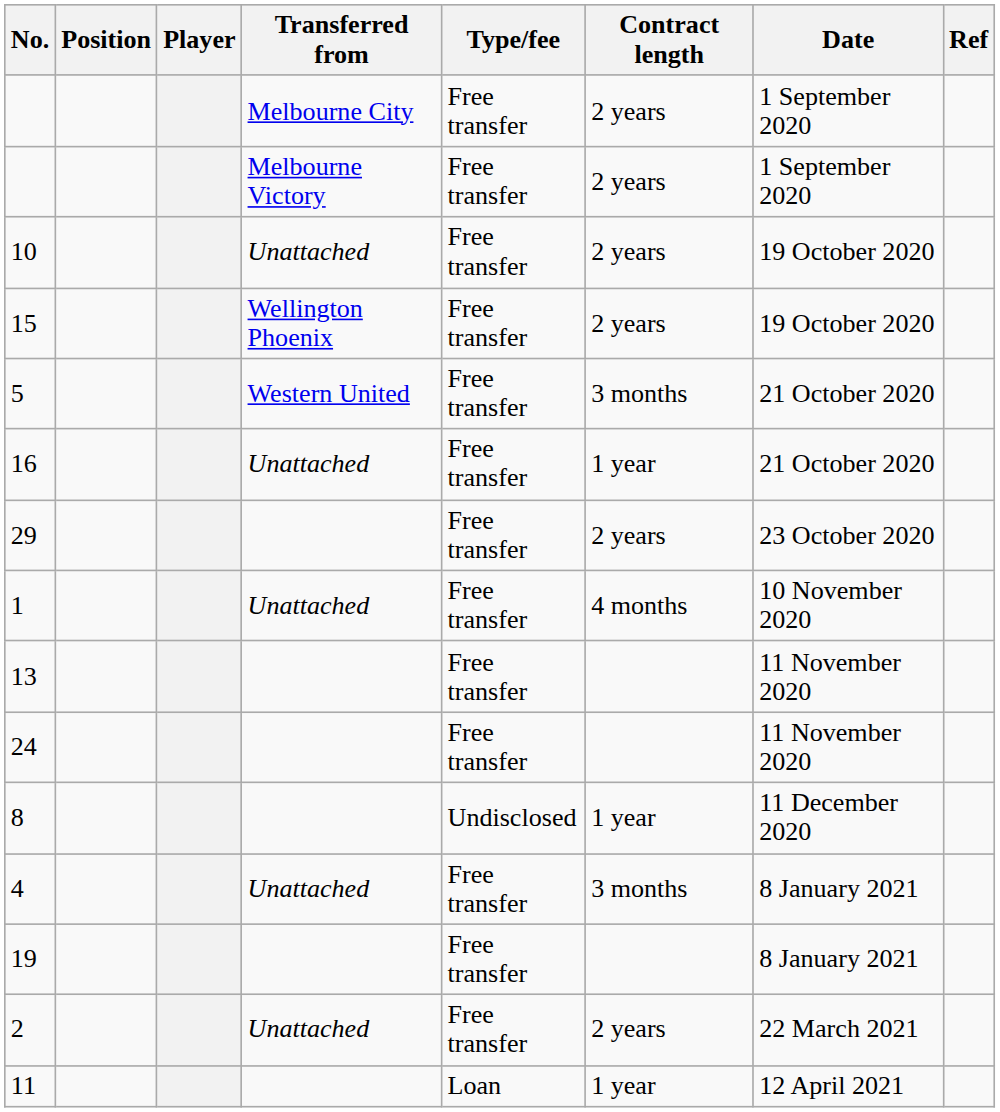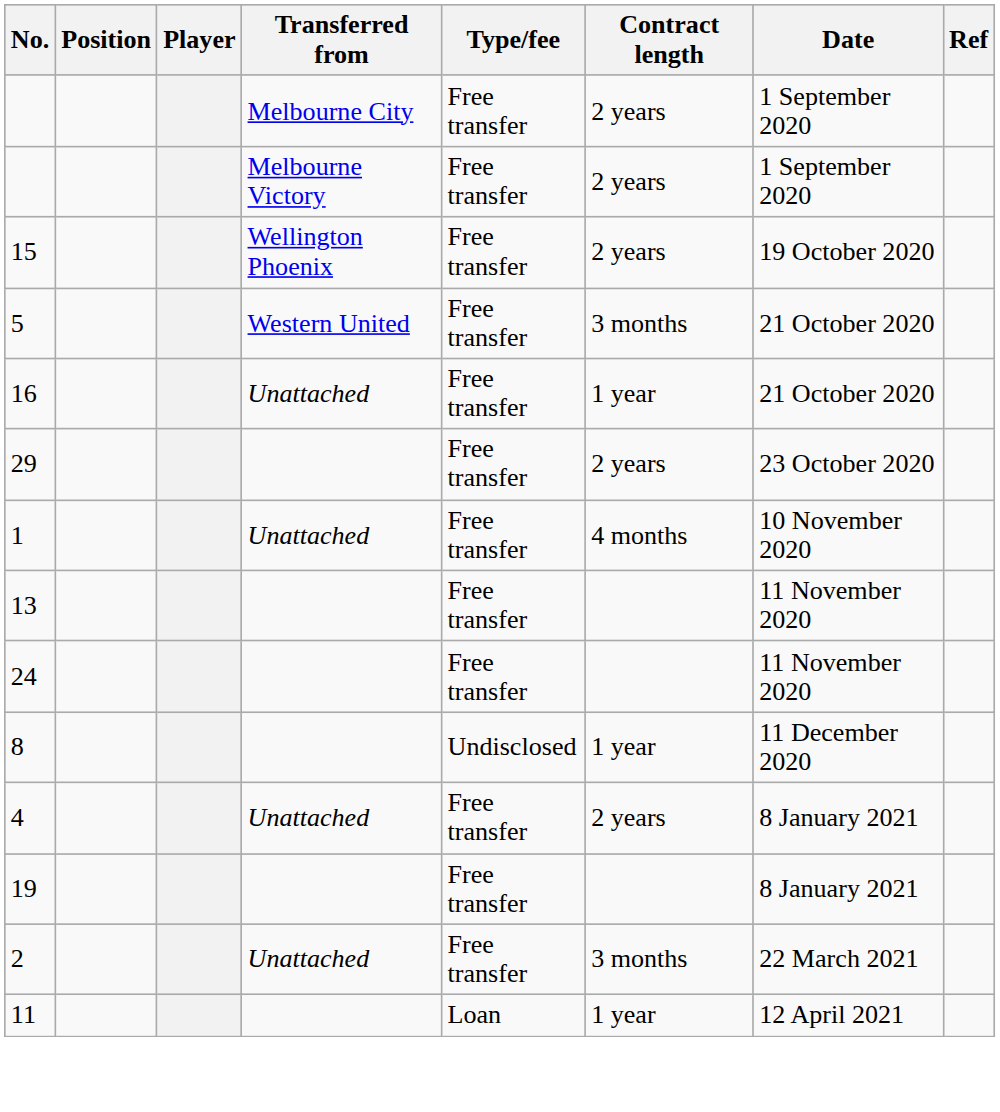- row: (24, 251)
(639, 888) 3 months -> (628, 817) 2 years
(628, 1029) 2 years -> (639, 958) 3 months
